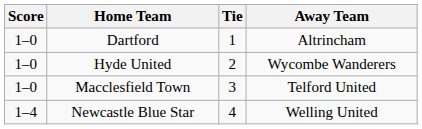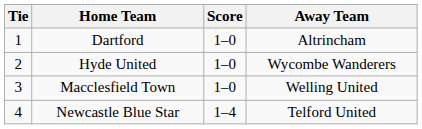columns swapped: (232, 16) <-> (26, 16)
(332, 87) Telford United -> (332, 87) Welling United
(332, 111) Welling United -> (332, 111) Telford United
